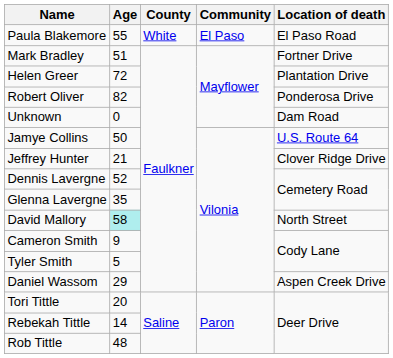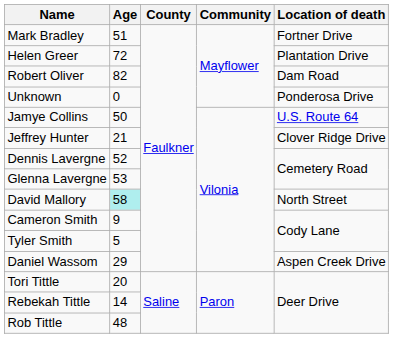- row: (57, 35)
(325, 96) Ponderosa Drive -> (308, 76) Dam Road
(308, 117) Dam Road -> (325, 96) Ponderosa Drive
(120, 199) 35 -> (120, 179) 53
